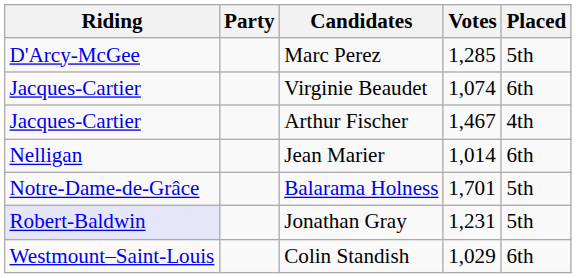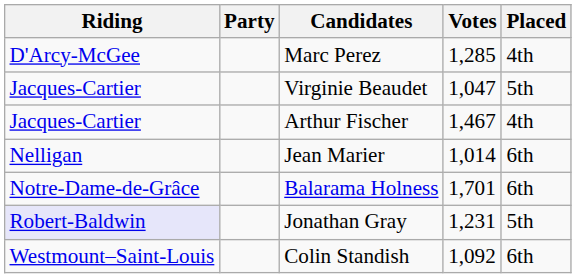(520, 54) 5th -> (520, 54) 4th
(472, 88) 1,074 -> (472, 88) 1,047
(520, 88) 6th -> (520, 88) 5th
(520, 188) 5th -> (520, 188) 6th
(472, 255) 1,029 -> (472, 255) 1,092
